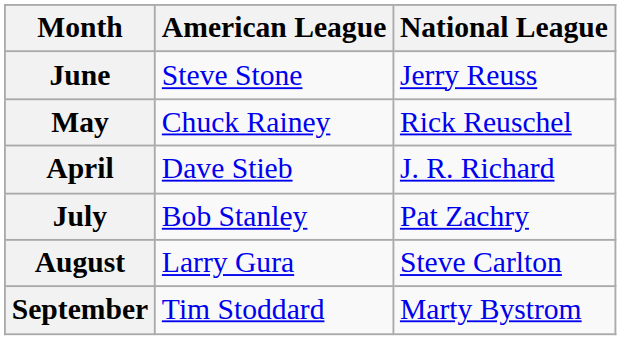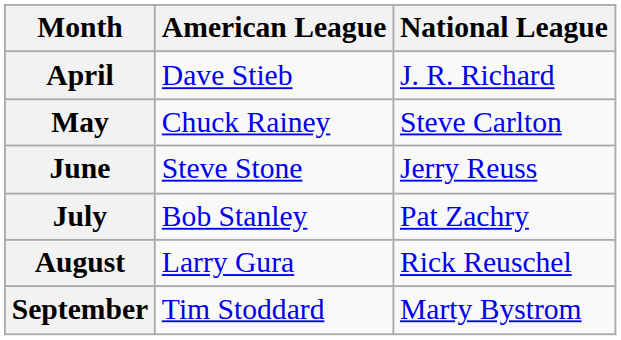rows swapped: (80, 168) <-> (80, 74)
(486, 121) Rick Reuschel -> (481, 121) Steve Carlton
(481, 262) Steve Carlton -> (486, 262) Rick Reuschel
